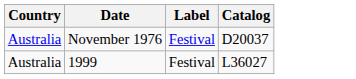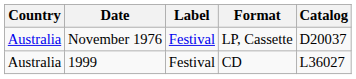+ column: (257, 16)
